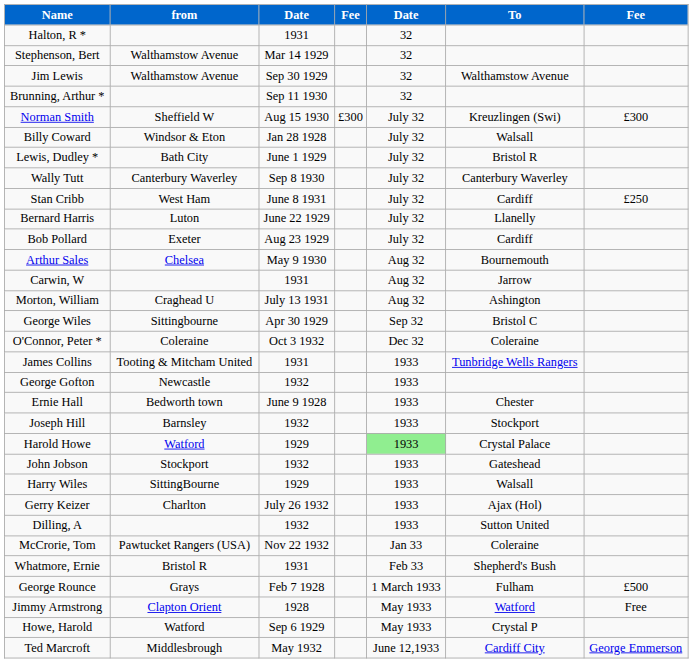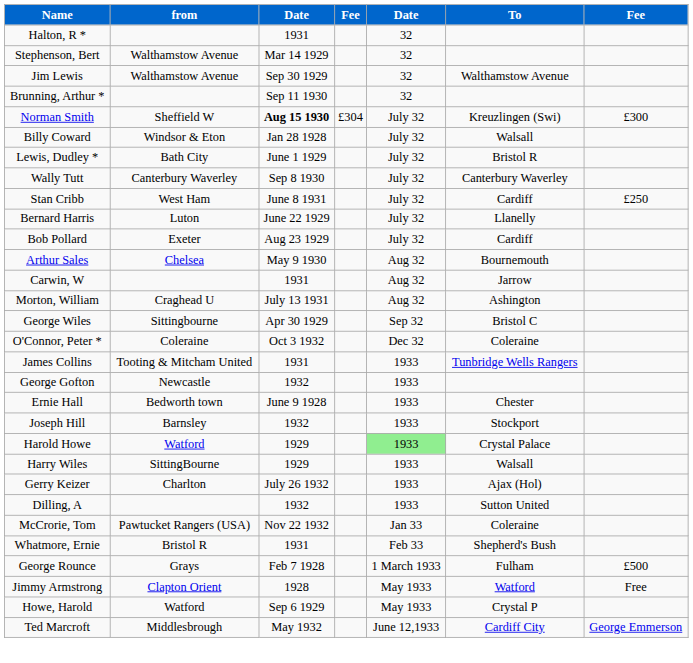(297, 117) normal -> (297, 117) bold
(350, 117) £300 -> (350, 117) £304
- row: (57, 464)
